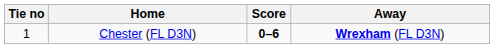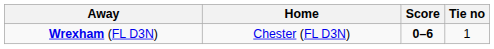columns swapped: (26, 14) <-> (390, 14)
